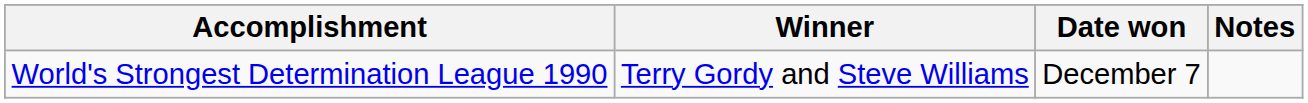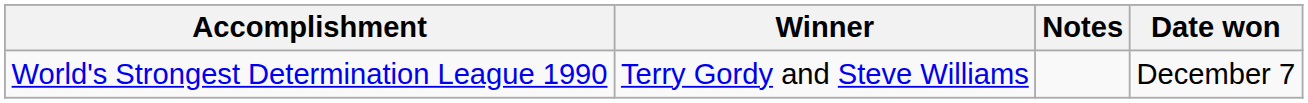columns swapped: (1121, 27) <-> (1255, 27)
